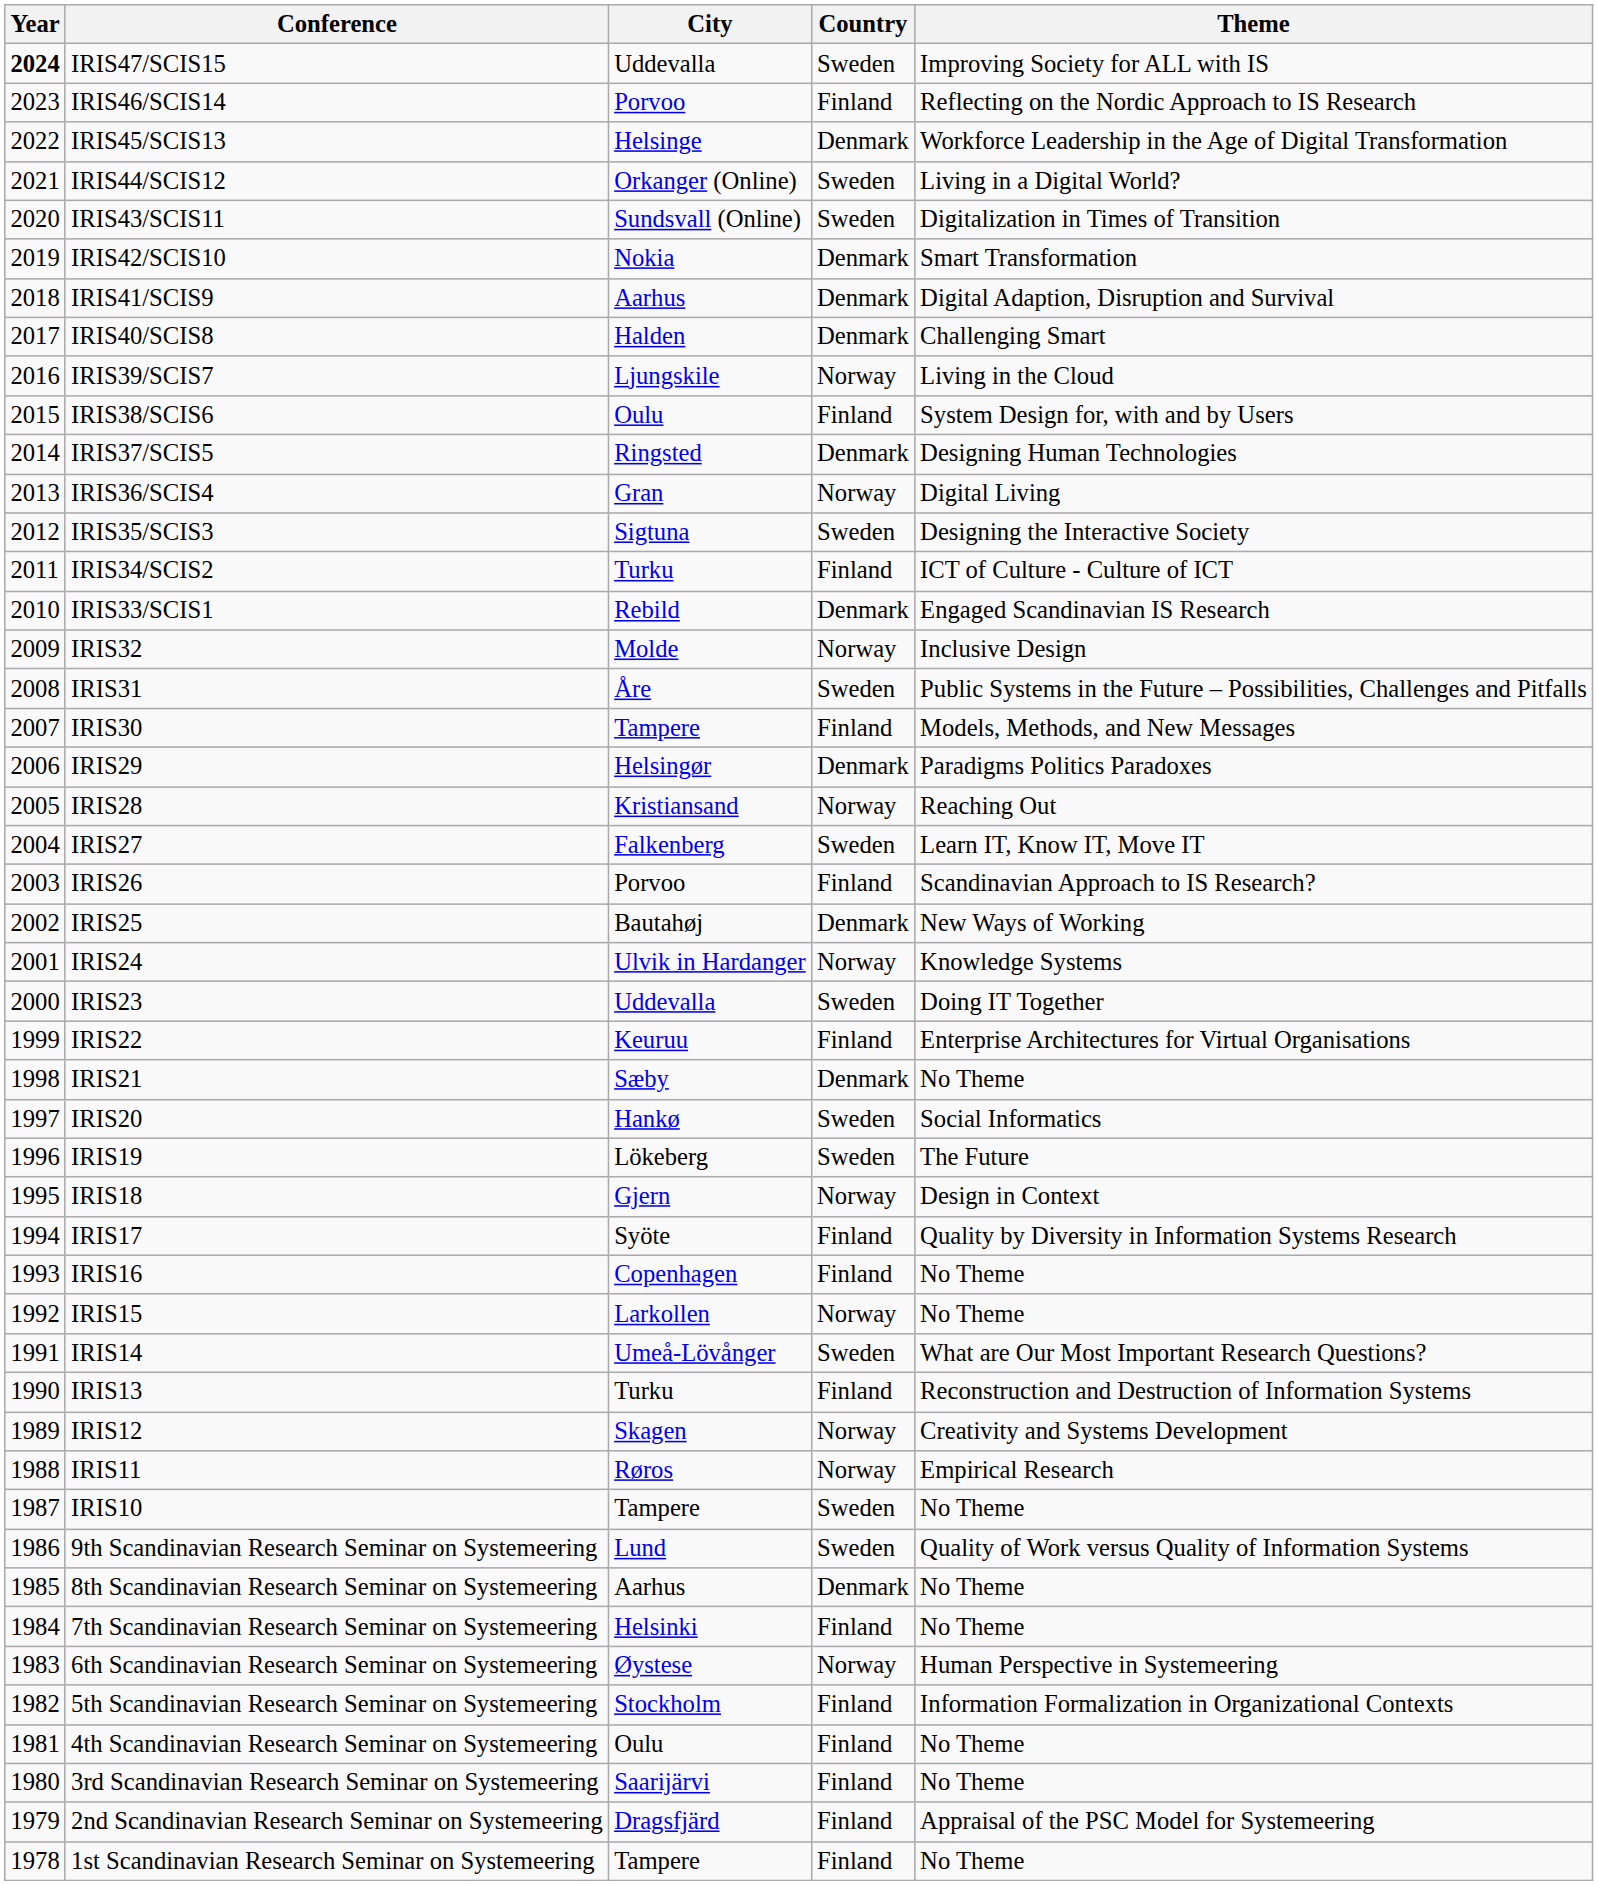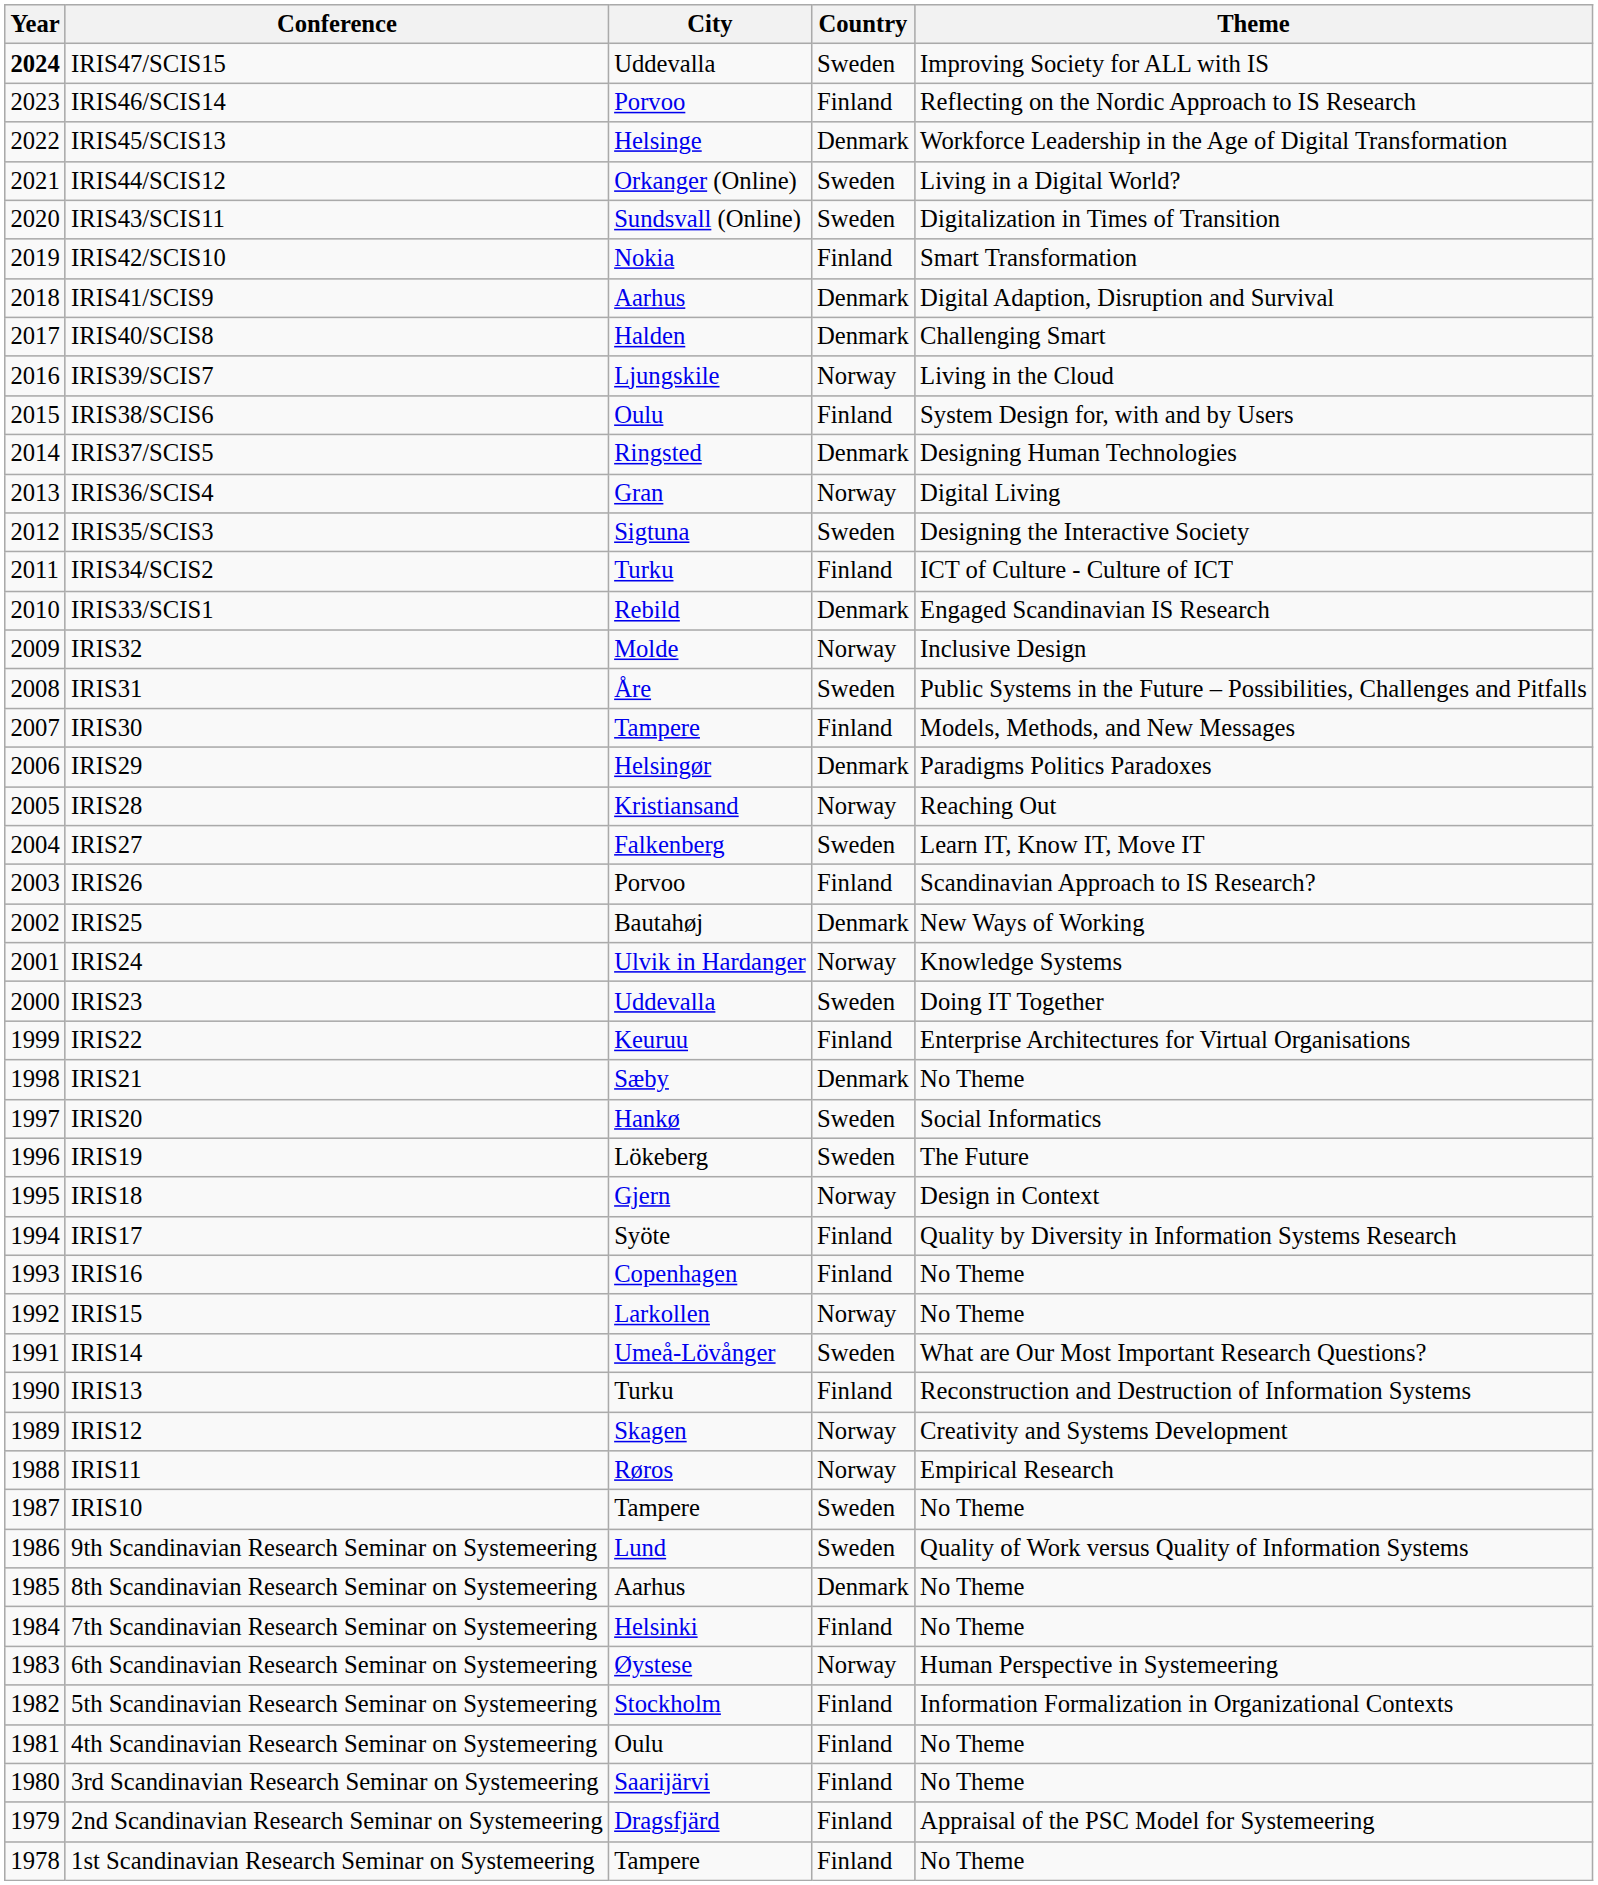(863, 258) Denmark -> (855, 258) Finland
